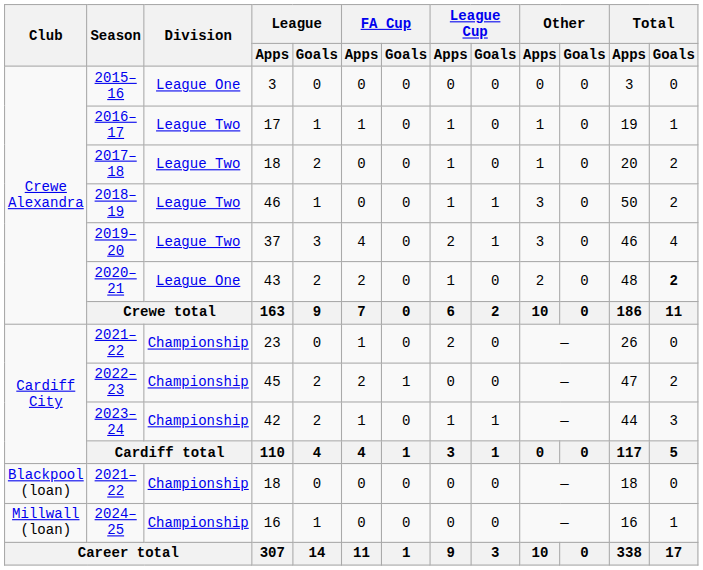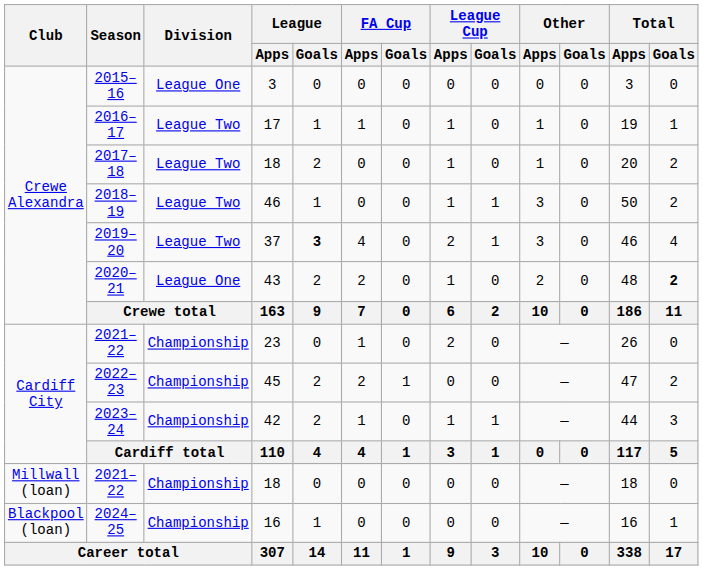(317, 242) normal -> (317, 242) bold
(46, 484) Blackpool (loan) -> (46, 484) Millwall (loan)
(46, 523) Millwall (loan) -> (46, 523) Blackpool (loan)
